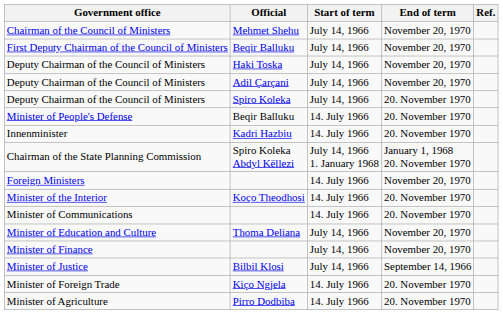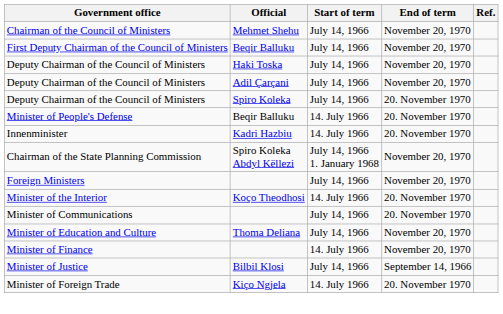(427, 157) January 1, 1968 20. November 1970 -> (427, 157) November 20, 1970
(339, 180) 14. July 1966 -> (339, 180) July 14, 1966
(339, 215) 14. July 1966 -> (339, 215) July 14, 1966
(339, 249) July 14, 1966 -> (339, 249) 14. July 1966
- row: (57, 301)
